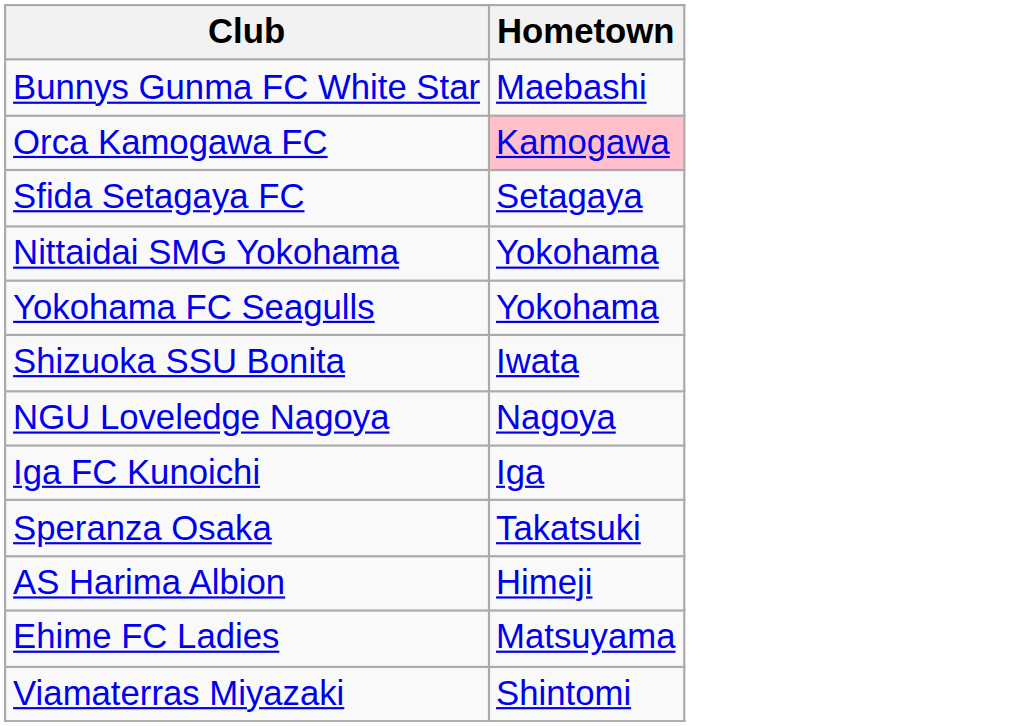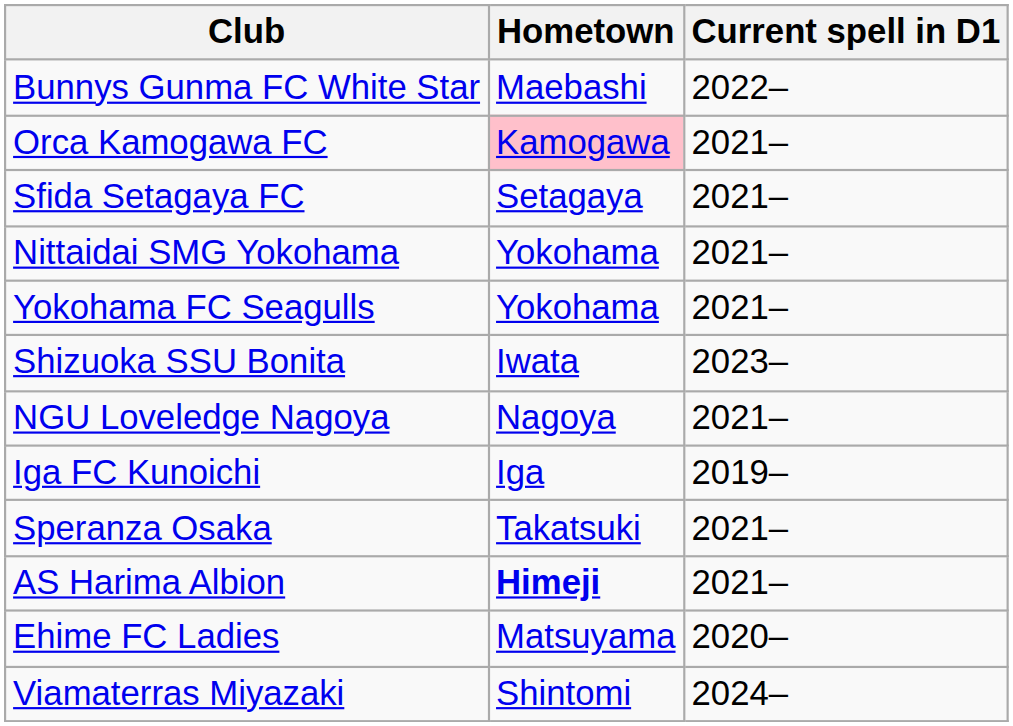+ column: (846, 32)
(544, 582) normal -> (548, 582) bold
